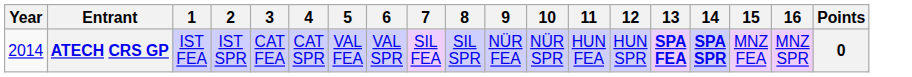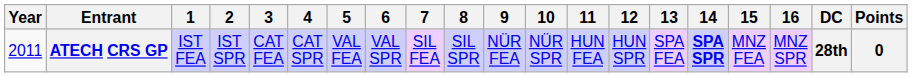+ column: (831, 17)
(26, 50) 2014 -> (25, 50) 2011
(671, 50) bold -> (669, 50) normal
